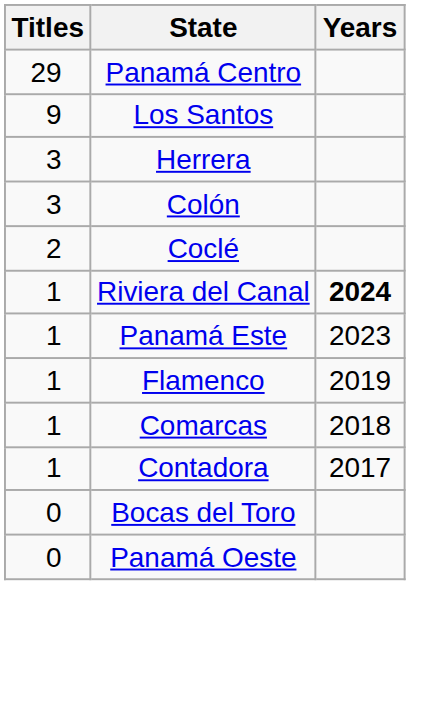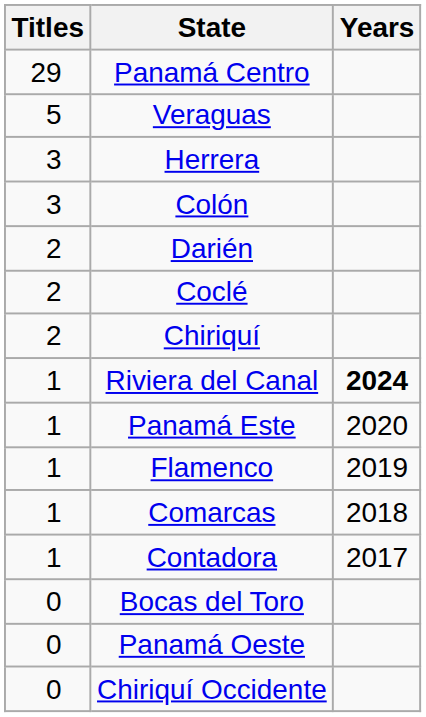- row: (203, 116)
+ row: (212, 116)
+ row: (212, 248)
+ row: (212, 336)
(360, 336) 2023 -> (377, 425) 2020
+ row: (212, 689)
